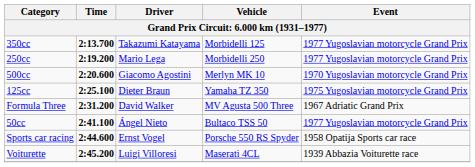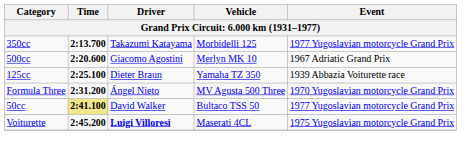- row: (18, 59)
(385, 75) 1970 Yugoslavian motorcycle Grand Prix -> (340, 59) 1967 Adriatic Grand Prix
(385, 91) 1975 Yugoslavian motorcycle Grand Prix -> (347, 75) 1939 Abbazia Voiturette race
(146, 106) David Walker -> (135, 91) Ángel Nieto
(354, 106) 1967 Adriatic Grand Prix -> (372, 91) 1970 Yugoslavian motorcycle Grand Prix
(96, 122) no background -> (88, 106) khaki background
(143, 122) Ángel Nieto -> (138, 106) David Walker
- row: (40, 138)
(147, 153) normal -> (140, 122) bold
(361, 153) 1939 Abbazia Voiturette race -> (372, 122) 1975 Yugoslavian motorcycle Grand Prix
